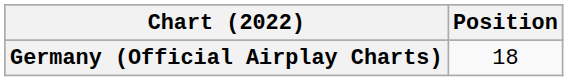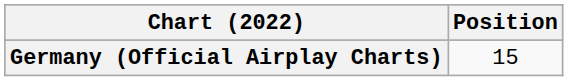(505, 58) 18 -> (505, 58) 15
